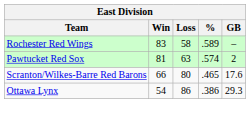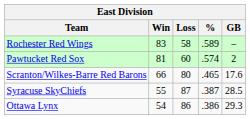(186, 59) 63 -> (186, 59) 60
+ row: (46, 91)
